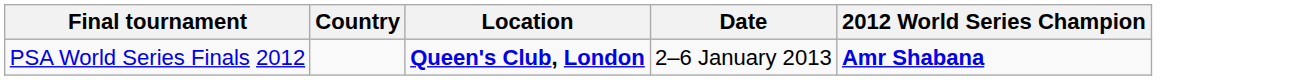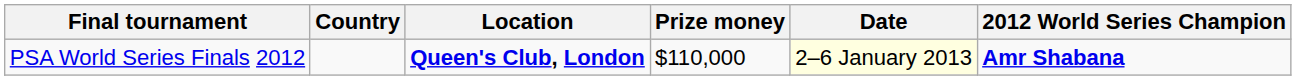+ column: (720, 22)
(743, 57) no background -> (884, 57) lightyellow background
